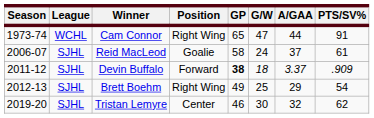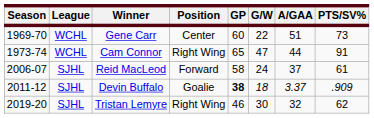+ row: (131, 35)
(199, 53) Goalie -> (199, 70) Forward
(199, 70) Forward -> (199, 87) Goalie
- row: (131, 87)
(199, 104) Center -> (199, 104) Right Wing
